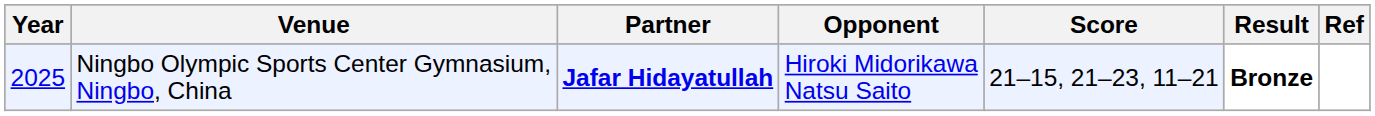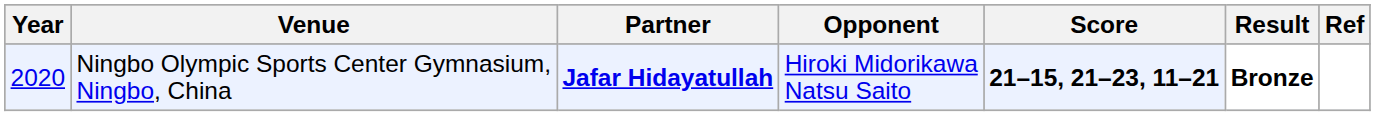(38, 77) 2025 -> (38, 77) 2020
(1104, 77) normal -> (1104, 77) bold
